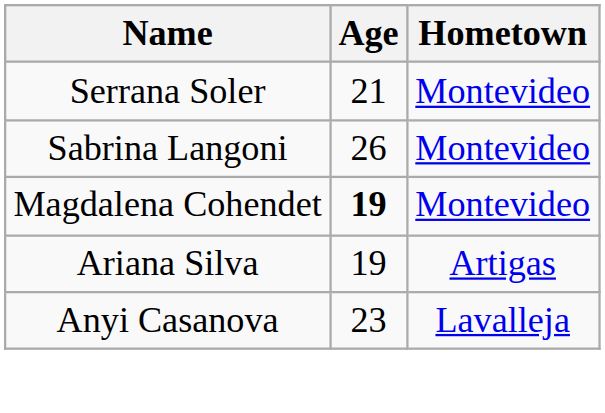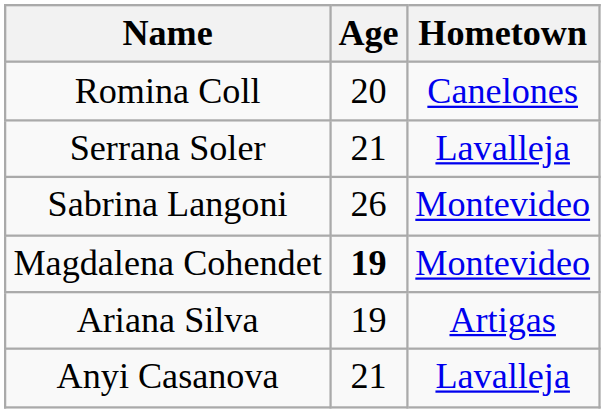+ row: (168, 90)
(503, 90) Montevideo -> (503, 147) Lavalleja
(369, 319) 23 -> (369, 377) 21
